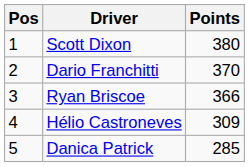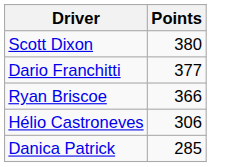- column: (24, 18)
(226, 70) 370 -> (188, 70) 377
(226, 123) 309 -> (188, 123) 306
